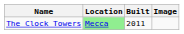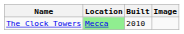(136, 23) 2011 -> (136, 23) 2010
